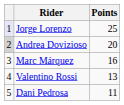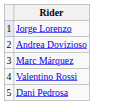- column: (104, 12)
(9, 44) lightgrey background -> (9, 44) no background
